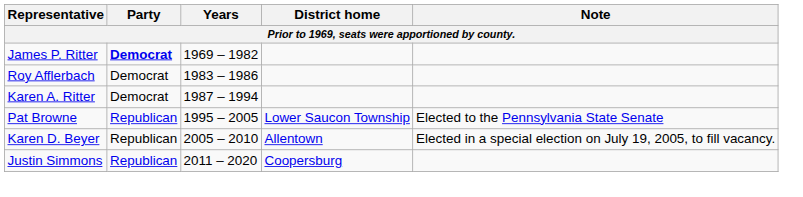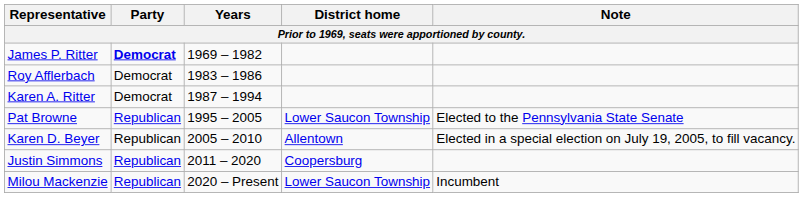+ row: (58, 182)
